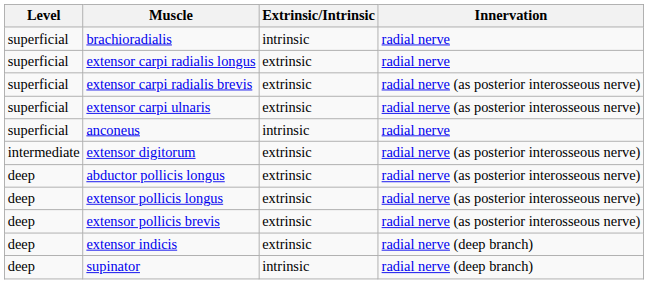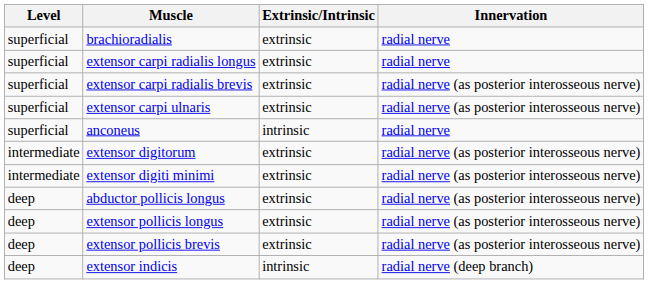(286, 38) intrinsic -> (287, 38) extrinsic
+ row: (150, 175)
(287, 244) extrinsic -> (286, 267) intrinsic
- row: (113, 267)
